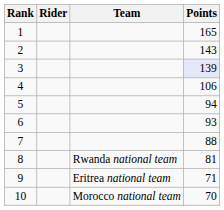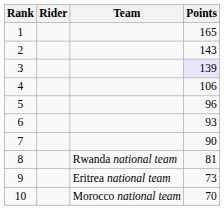(211, 104) 94 -> (211, 104) 96
(211, 141) 88 -> (211, 141) 90
(211, 178) 71 -> (211, 178) 73
